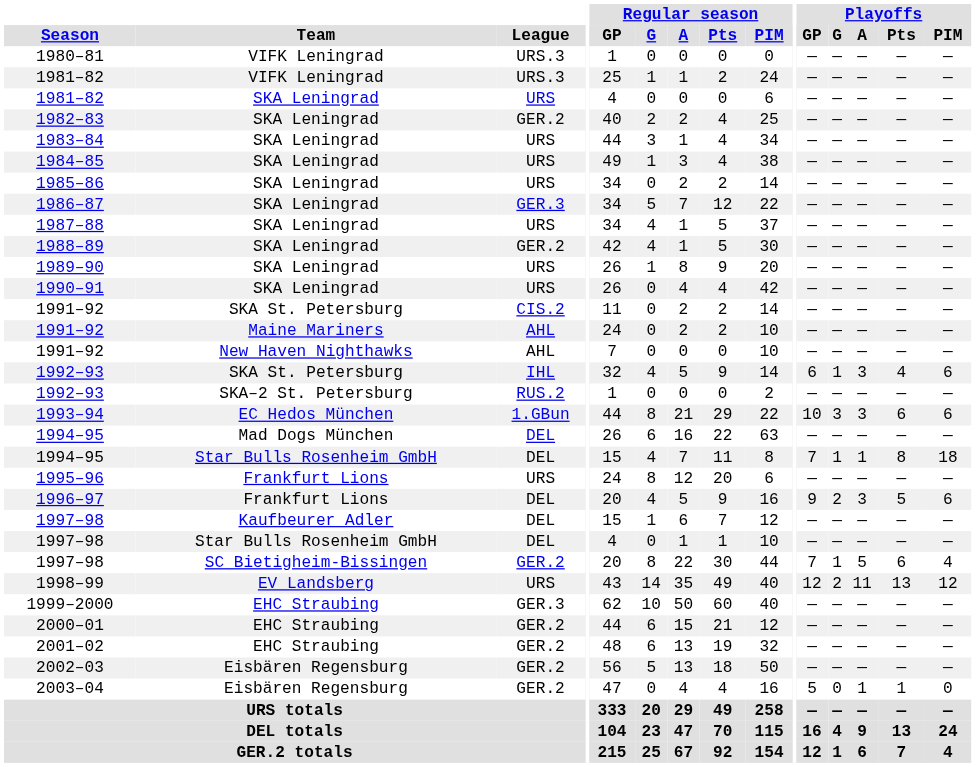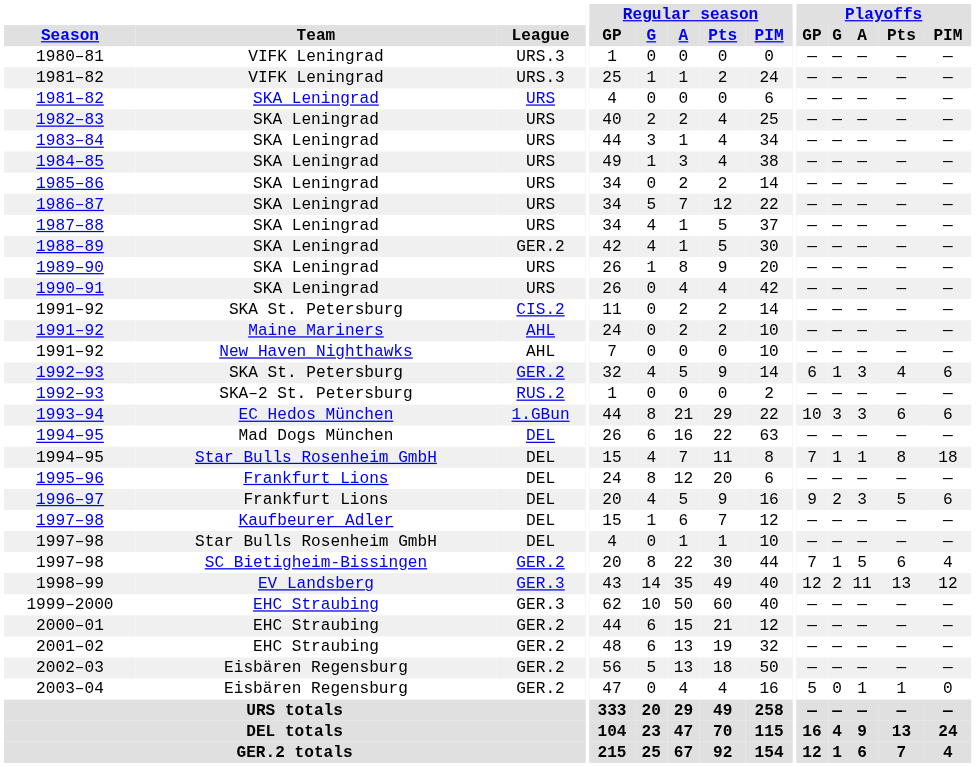(541, 120) GER.2 -> (541, 120) URS
(541, 204) GER.3 -> (541, 204) URS
(541, 373) IHL -> (541, 373) GER.2
(541, 478) URS -> (541, 478) DEL
(541, 584) URS -> (541, 584) GER.3
